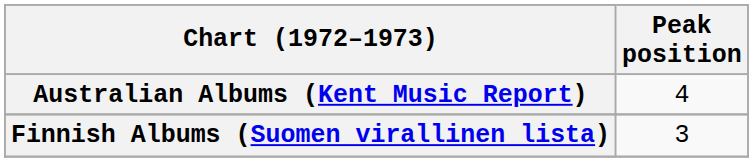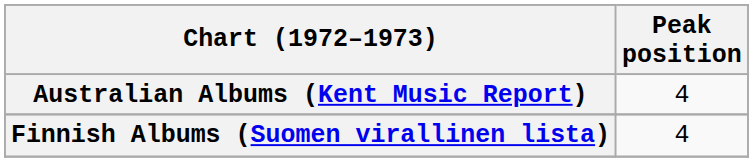(682, 135) 3 -> (682, 135) 4
